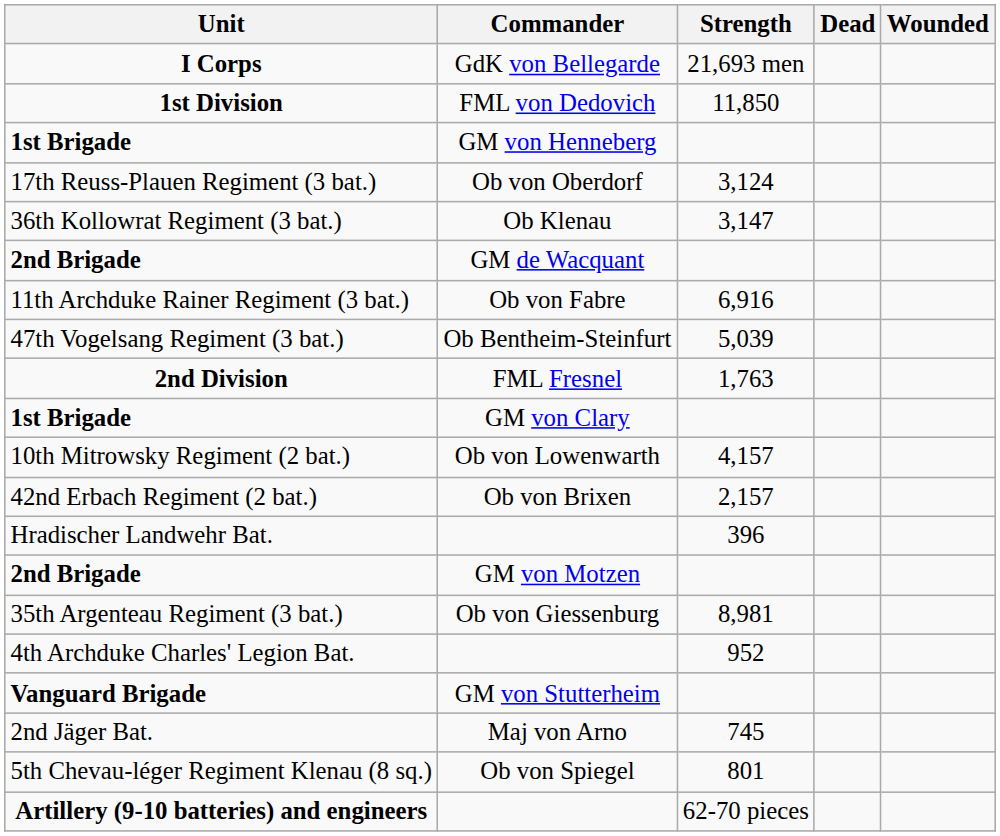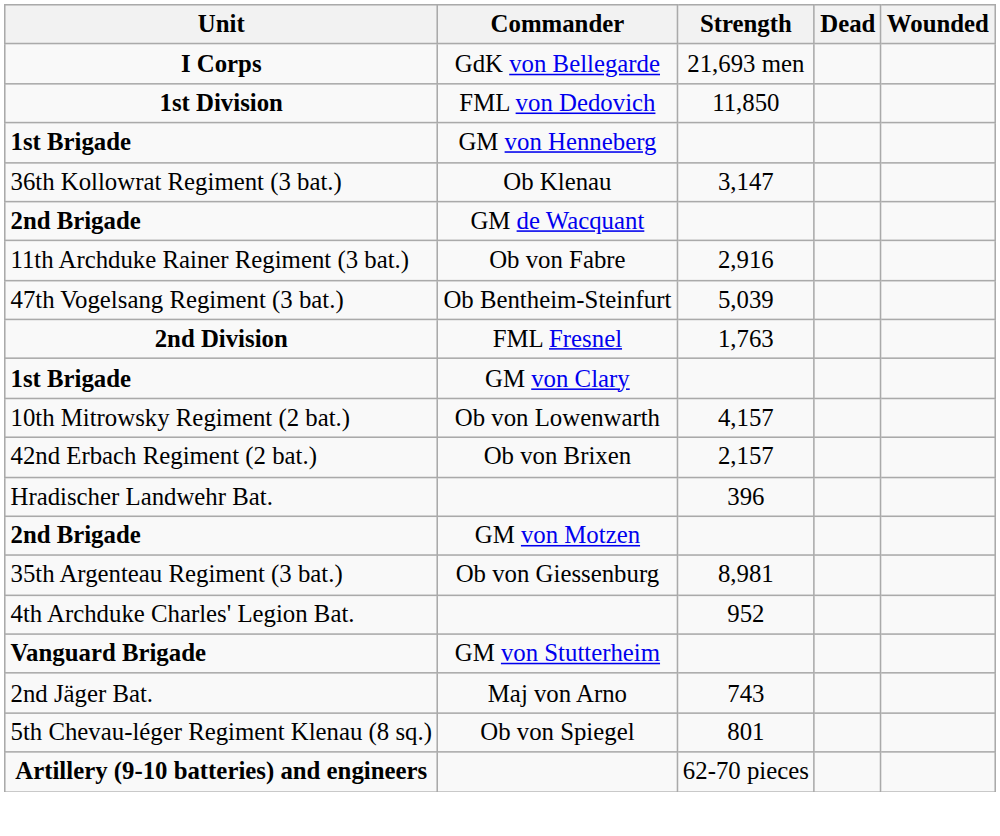- row: (193, 181)
(746, 299) 6,916 -> (746, 260) 2,916
(746, 732) 745 -> (746, 692) 743
